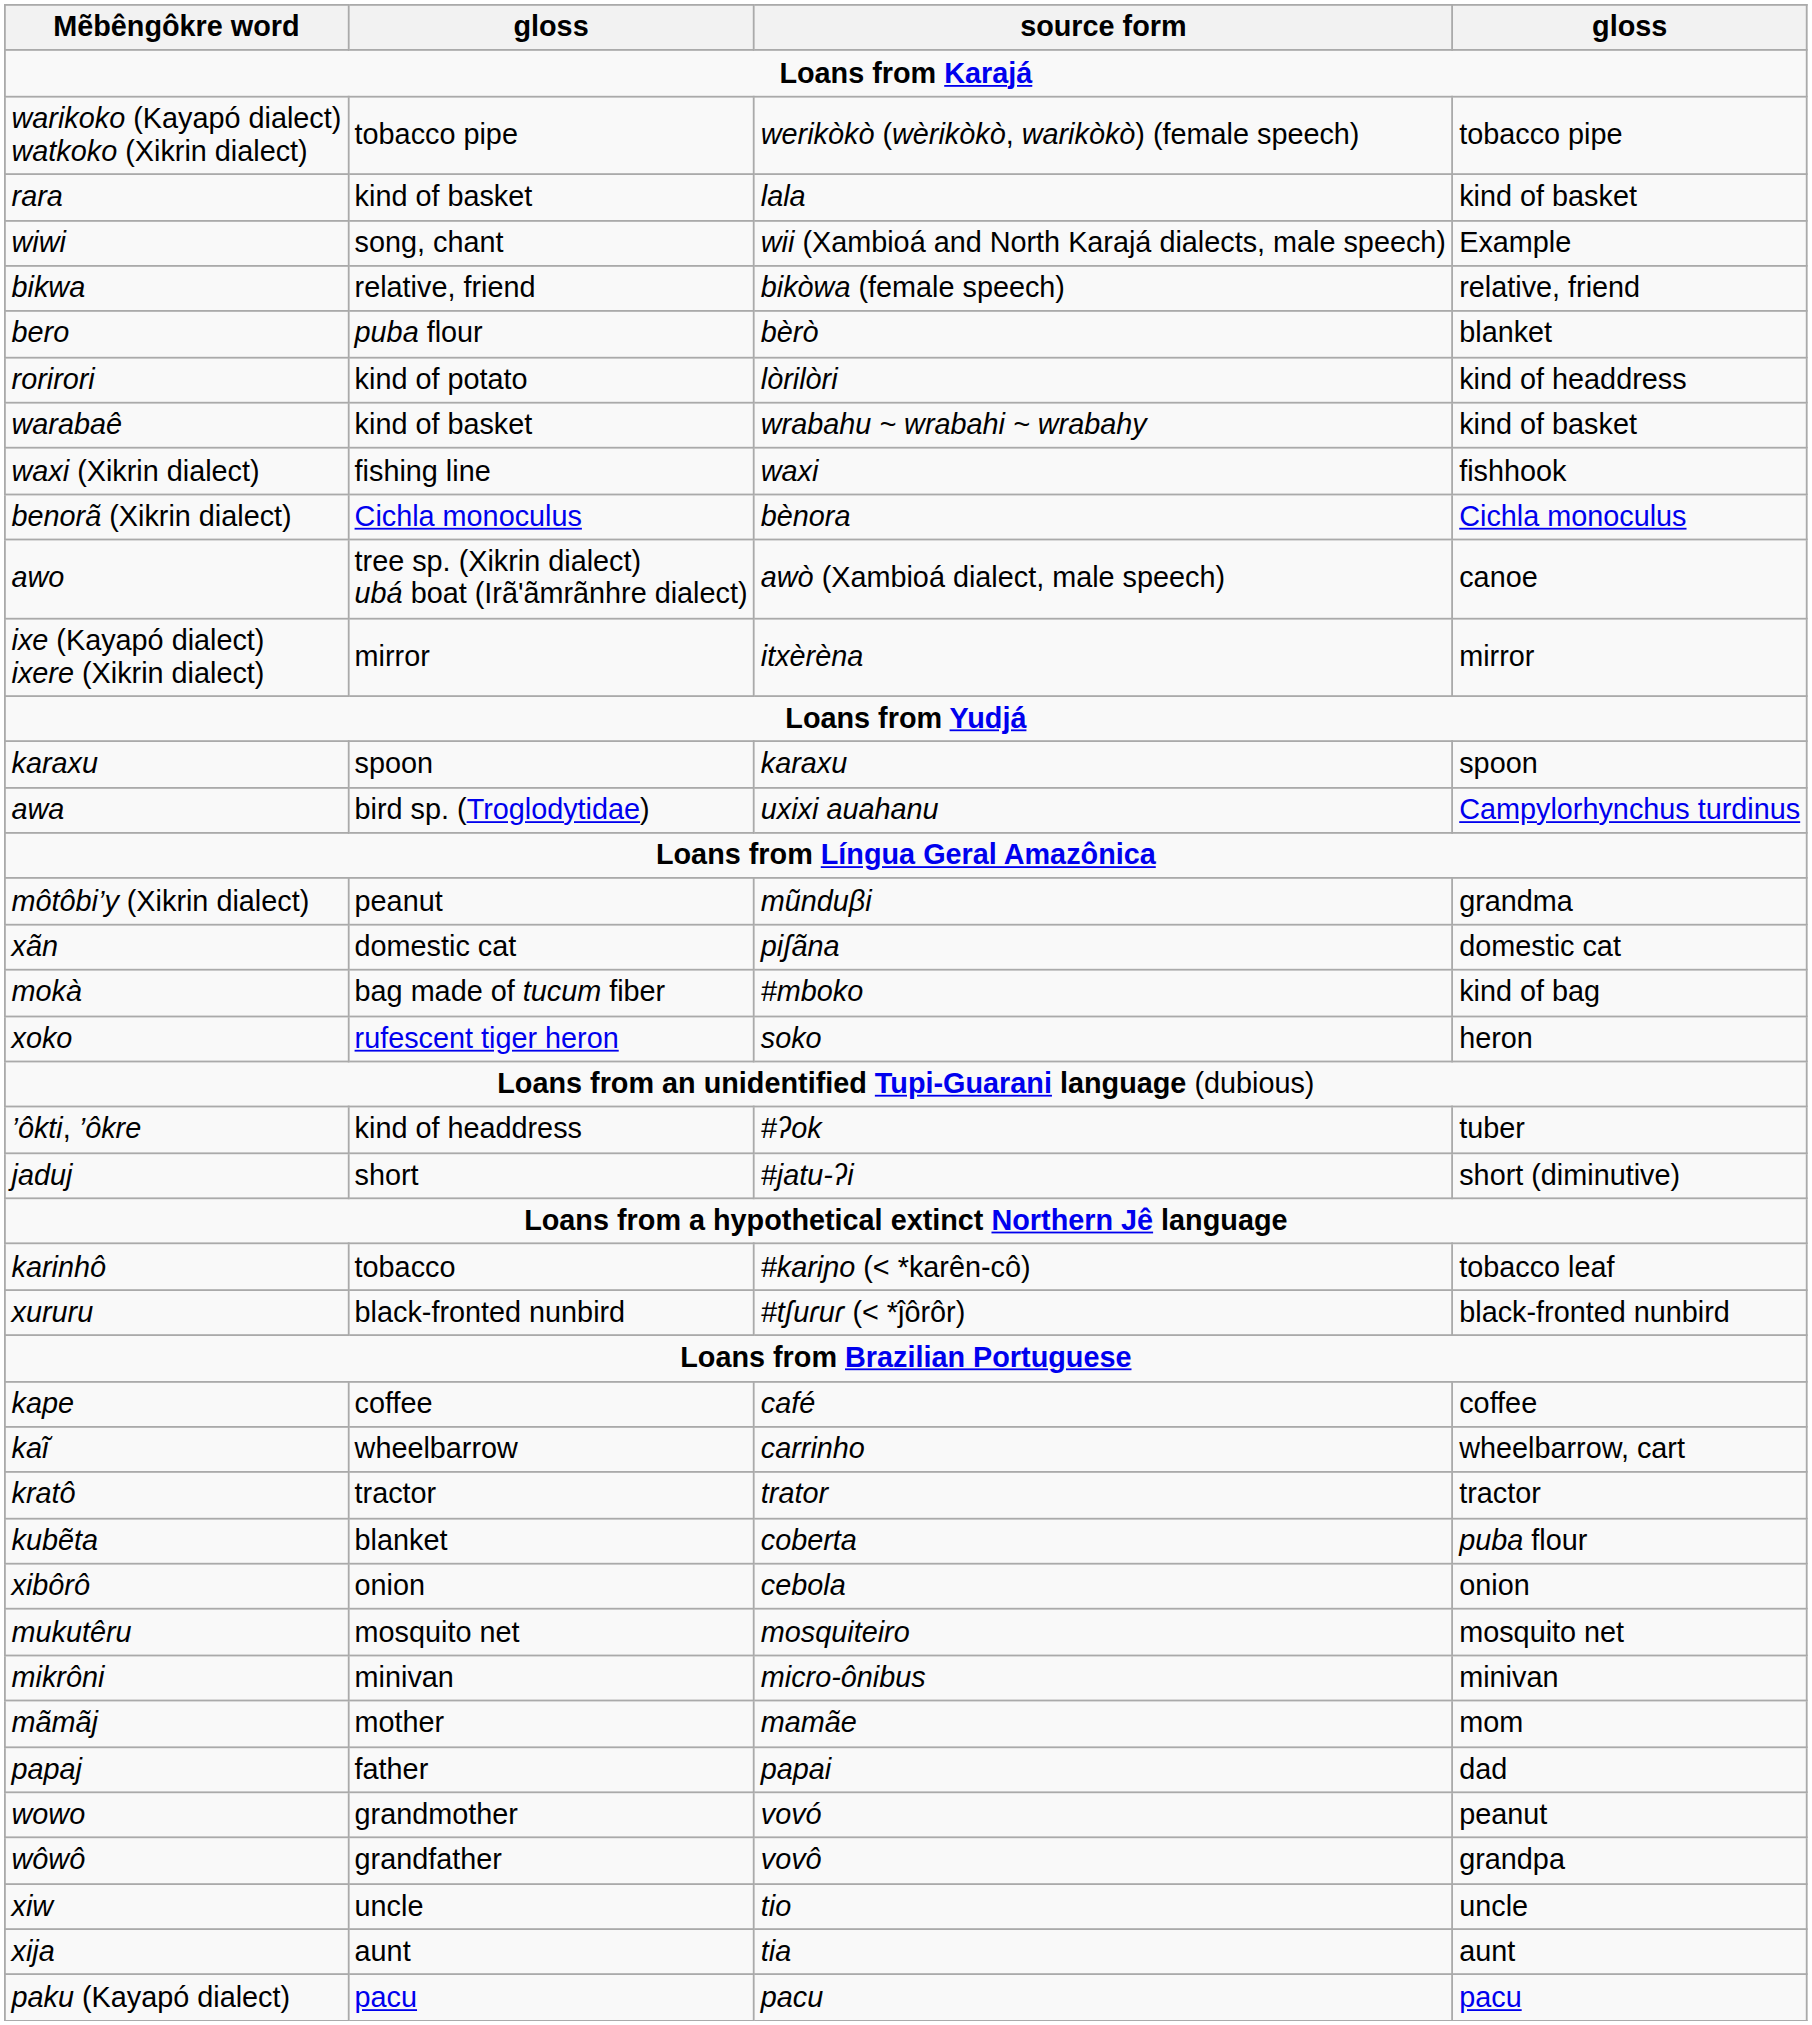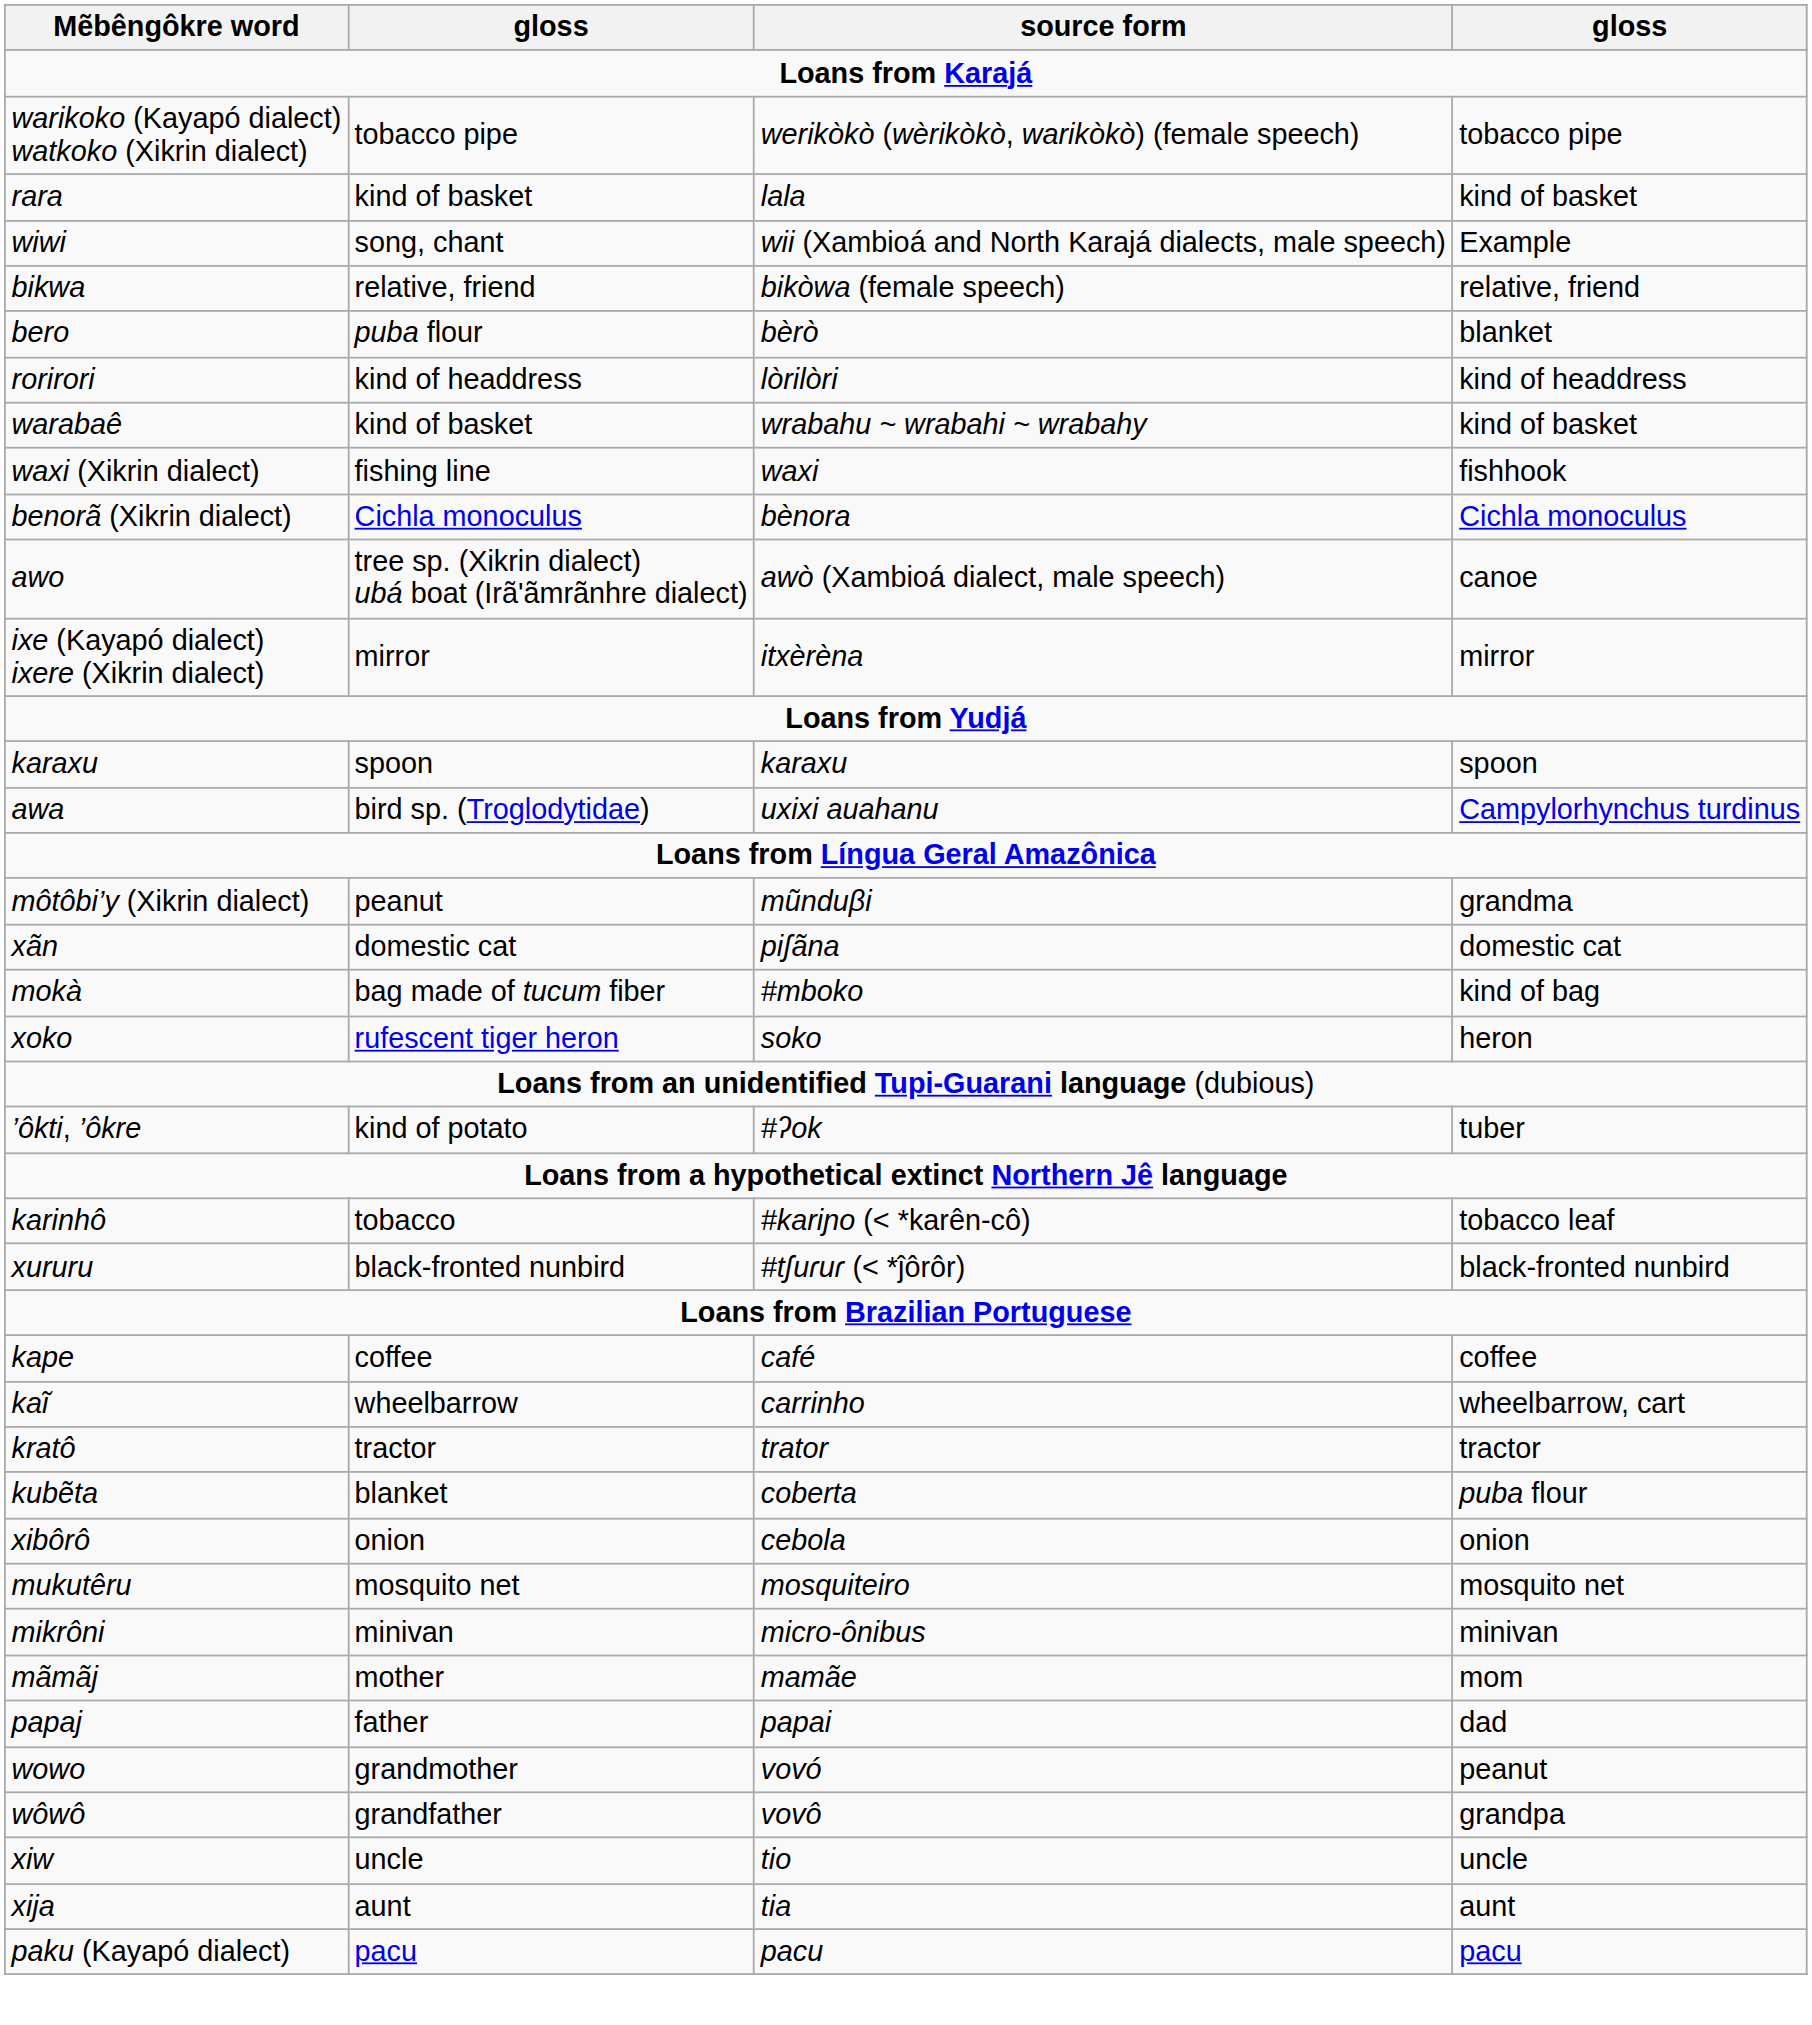(441, 379) kind of potato -> (468, 379) kind of headdress
(468, 1129) kind of headdress -> (441, 1129) kind of potato
- row: (42, 1175)
